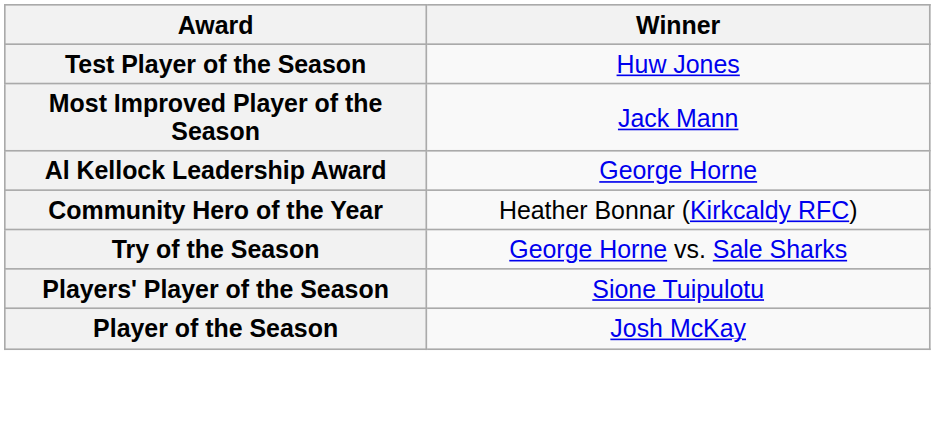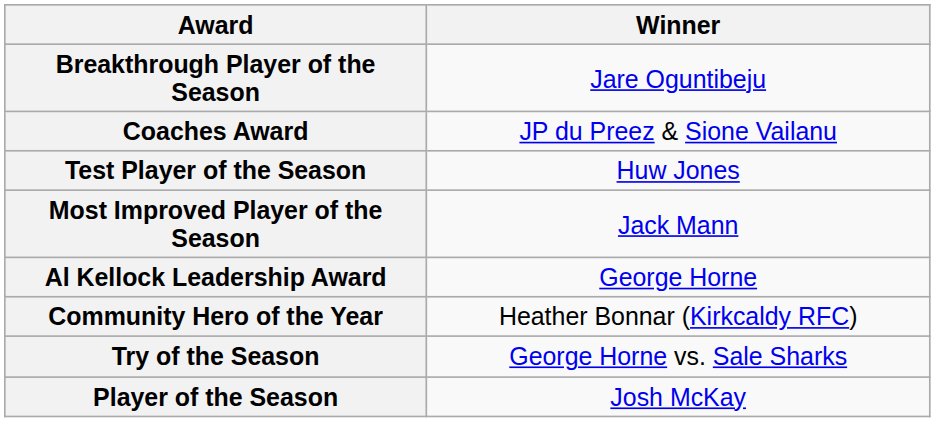+ row: (216, 78)
+ row: (216, 132)
- row: (216, 289)
